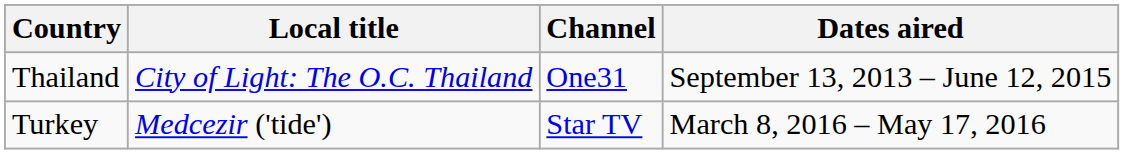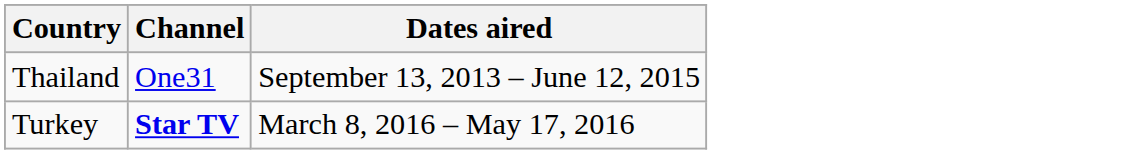- column: (334, 28)
(594, 124) normal -> (187, 124) bold
